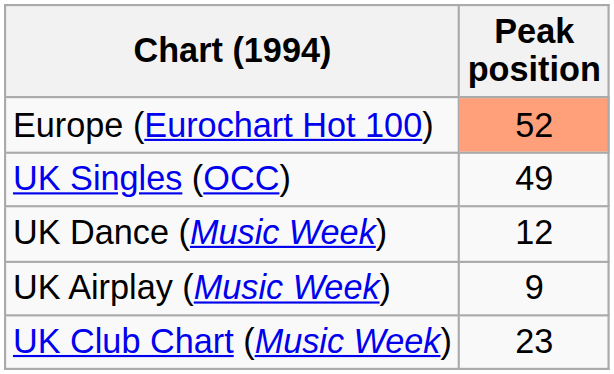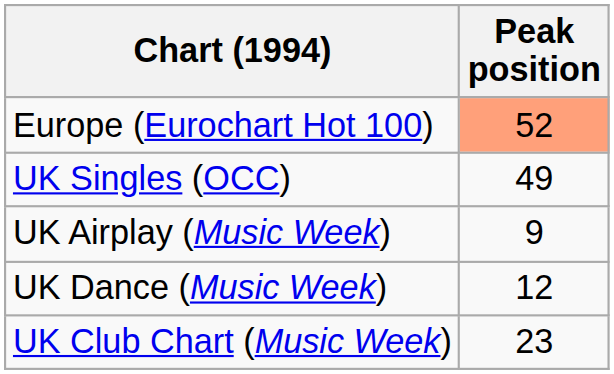rows swapped: (202, 287) <-> (200, 233)
